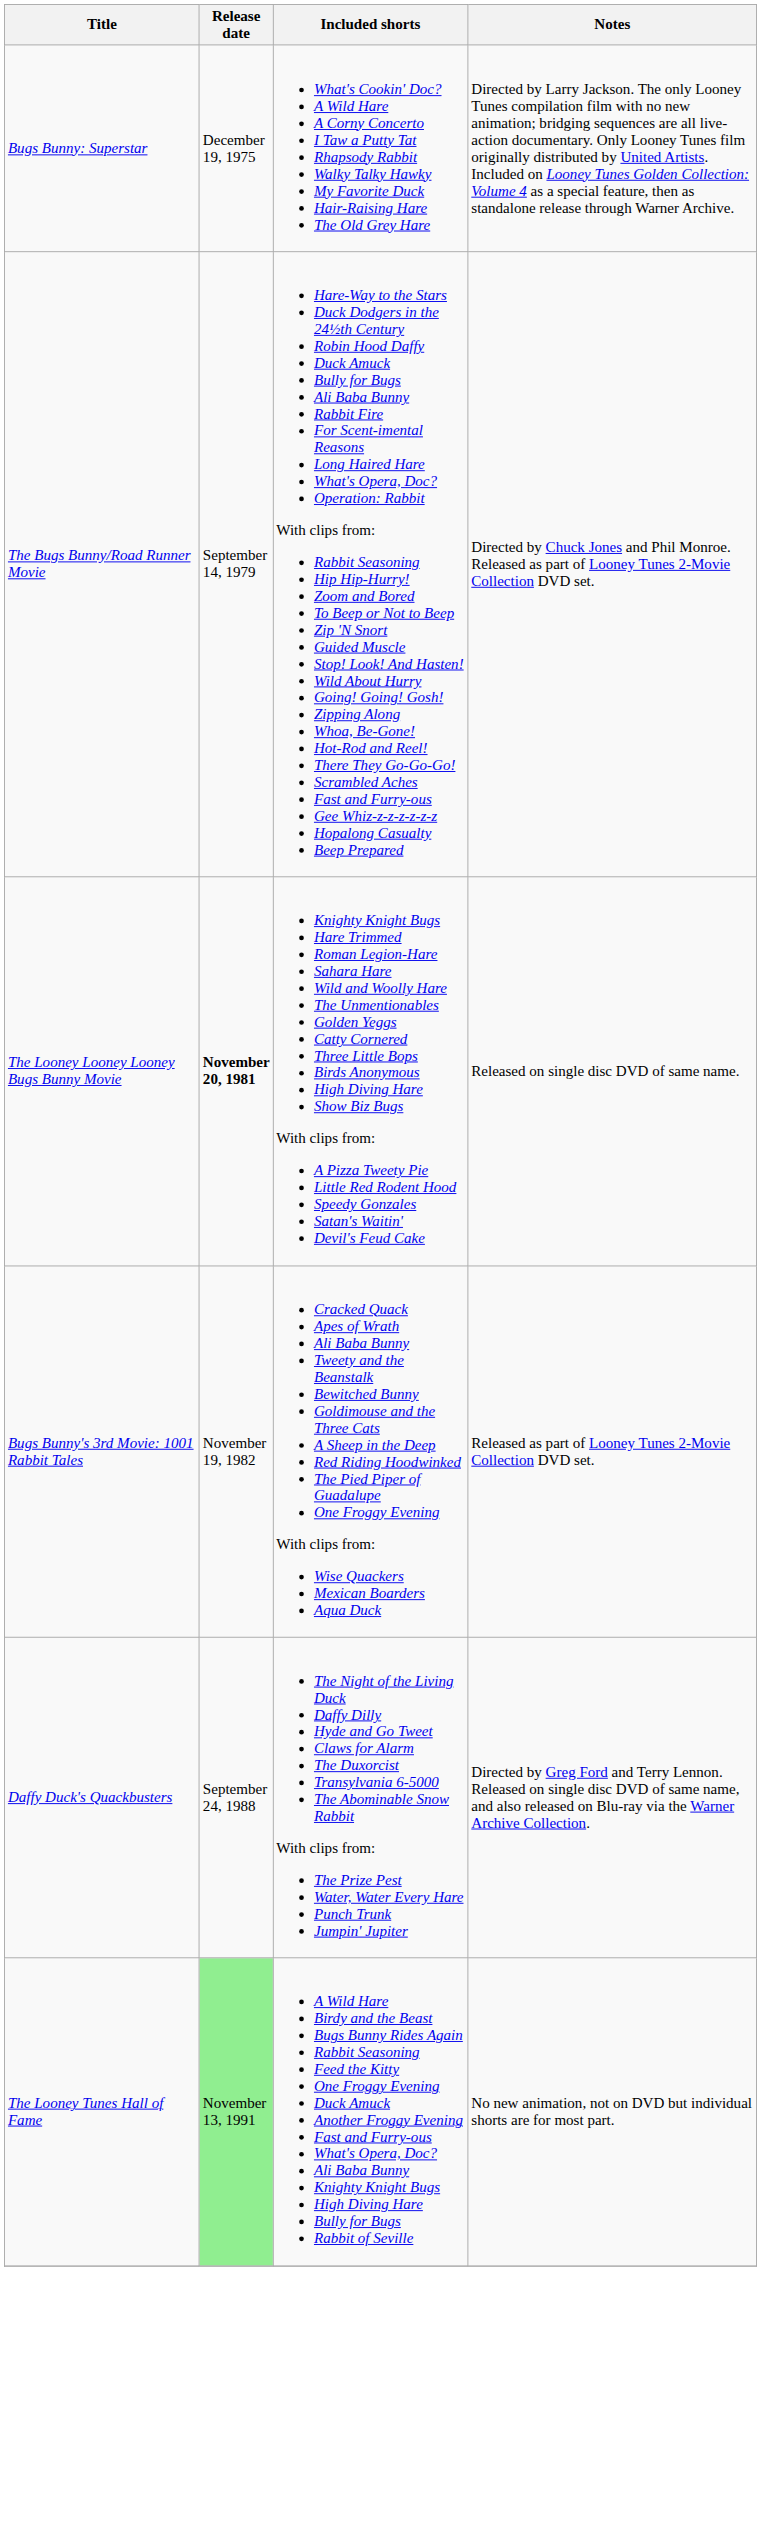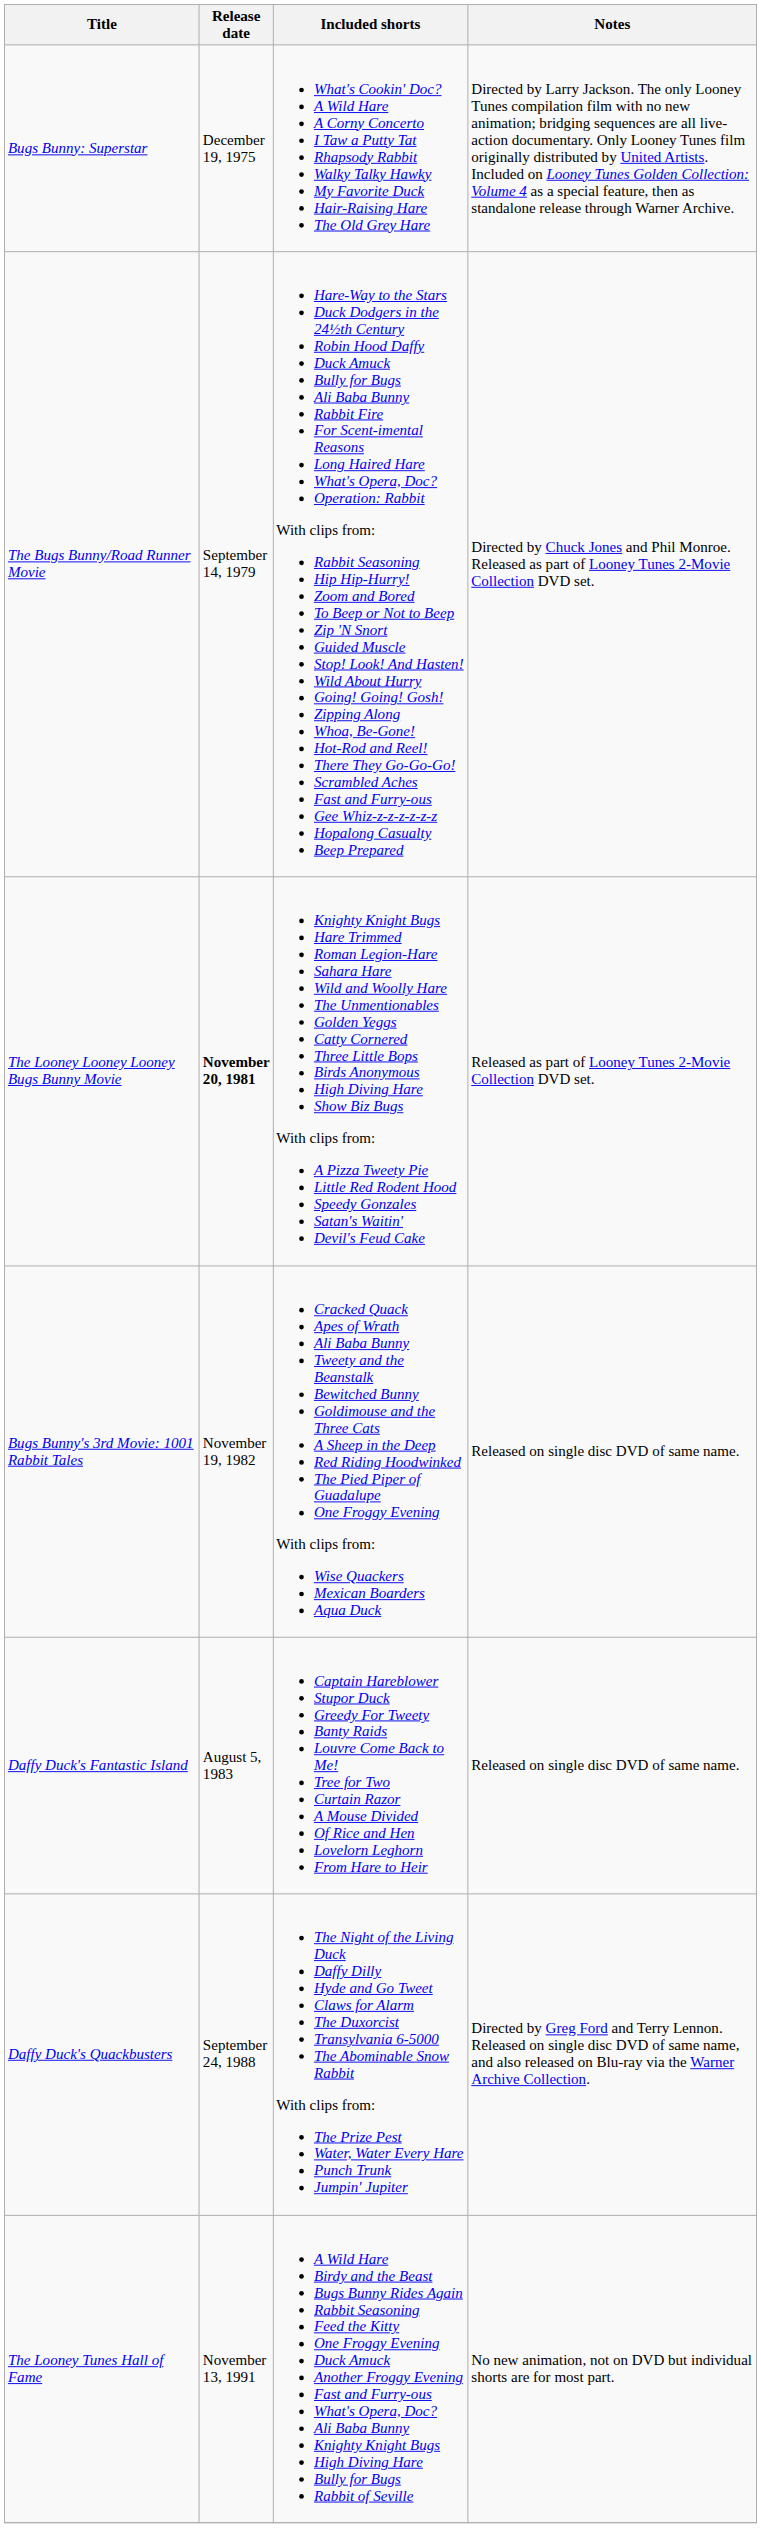(605, 1071) Released on single disc DVD of same name. -> (601, 1071) Released as part of Looney Tunes 2-Movie Collection DVD set.
(601, 1451) Released as part of Looney Tunes 2-Movie Collection DVD set. -> (605, 1451) Released on single disc DVD of same name.
+ row: (98, 1765)
(235, 2111) lightgreen background -> (235, 2368) no background
